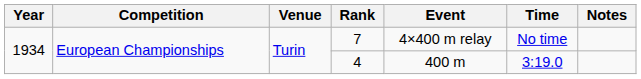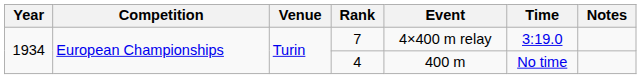(542, 39) No time -> (542, 39) 3:19.0
(542, 62) 3:19.0 -> (542, 62) No time
